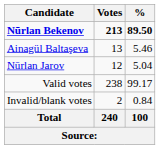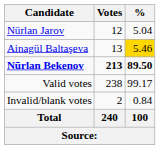rows swapped: (45, 30) <-> (36, 65)
(143, 48) no background -> (143, 48) gold background
